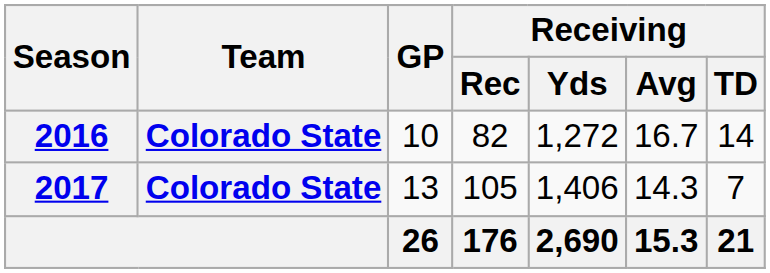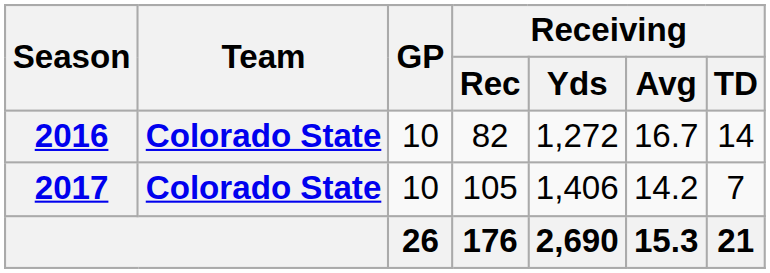(421, 188) 13 -> (421, 188) 10
(666, 188) 14.3 -> (666, 188) 14.2
